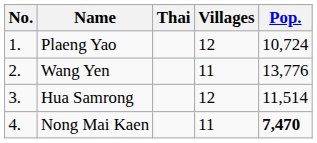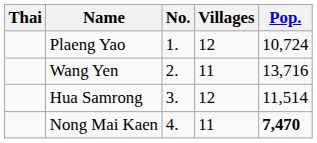columns swapped: (21, 17) <-> (174, 17)
(285, 71) 13,776 -> (285, 71) 13,716
